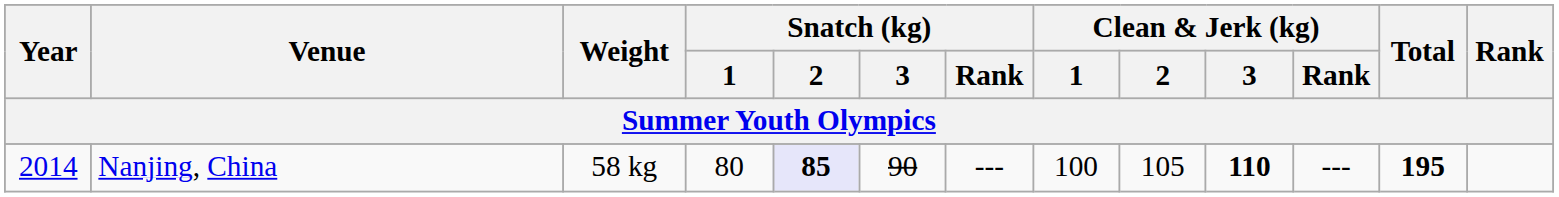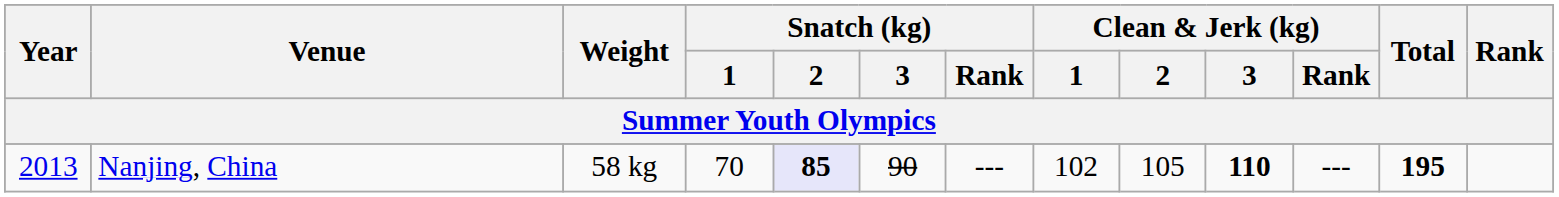(48, 167) 2014 -> (48, 167) 2013
(729, 167) 80 -> (729, 167) 70
(1076, 167) 100 -> (1076, 167) 102
